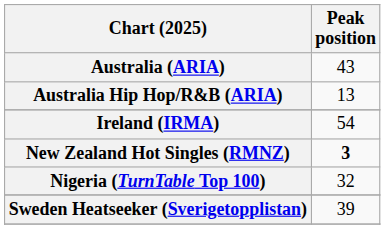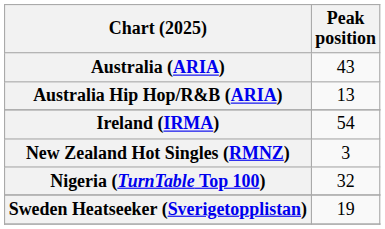(346, 152) bold -> (346, 152) normal
(346, 209) 39 -> (346, 209) 19
